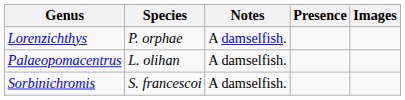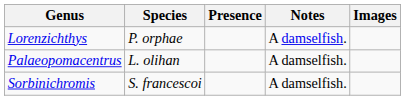columns swapped: (320, 15) <-> (247, 15)
